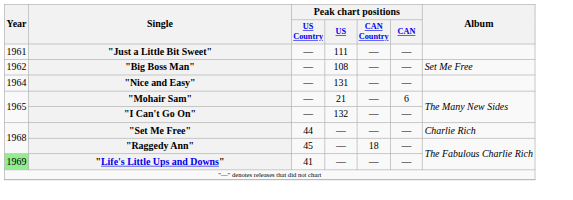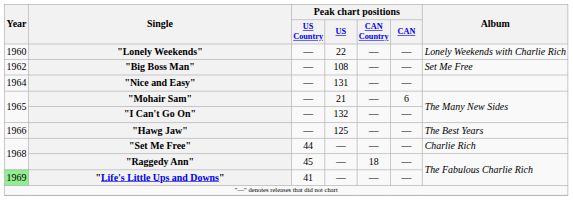+ row: (160, 51)
- row: (160, 51)
+ row: (160, 130)
